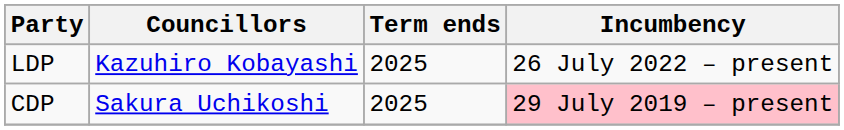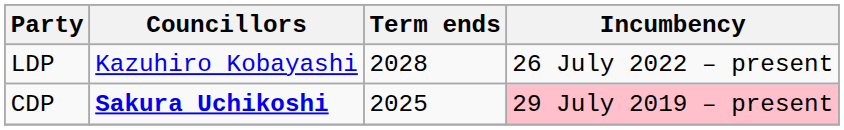(399, 64) 2025 -> (399, 64) 2028
(212, 104) normal -> (212, 104) bold
